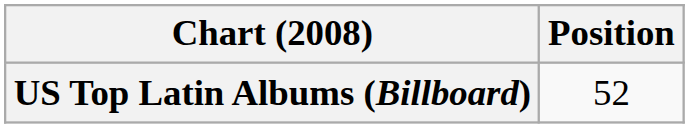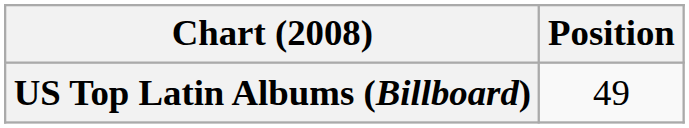(611, 92) 52 -> (611, 92) 49
